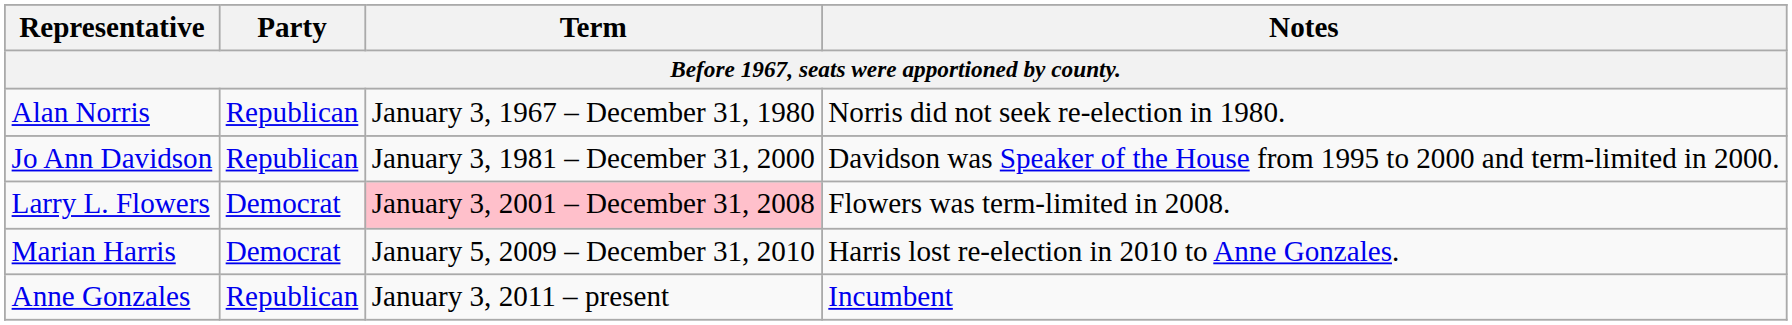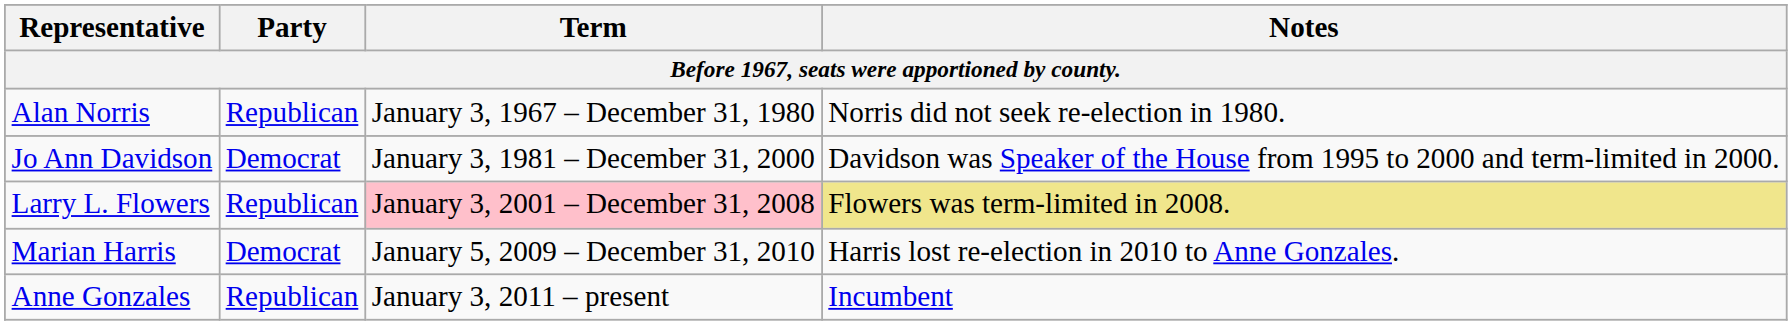(292, 158) Republican -> (283, 158) Democrat
(283, 204) Democrat -> (292, 204) Republican
(1029, 204) no background -> (1029, 204) khaki background
